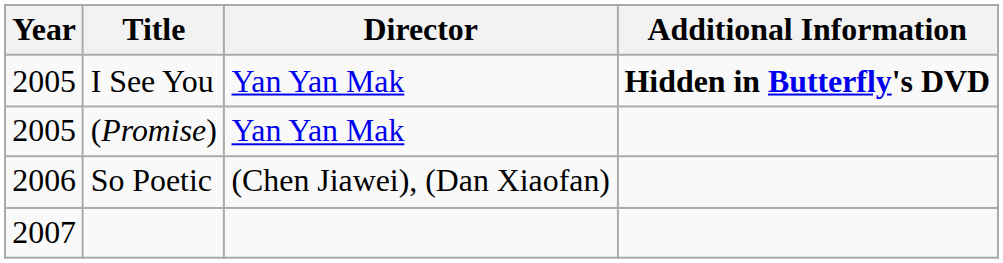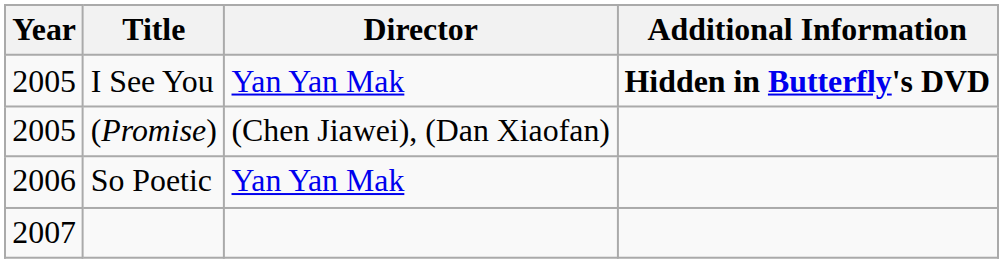(318, 130) Yan Yan Mak -> (421, 130) (Chen Jiawei), (Dan Xiaofan)
(421, 181) (Chen Jiawei), (Dan Xiaofan) -> (318, 181) Yan Yan Mak
